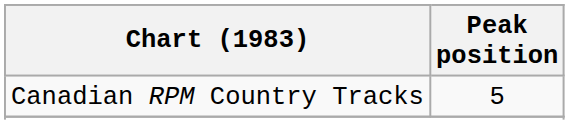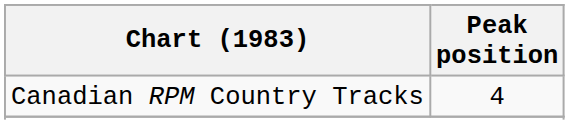(497, 97) 5 -> (497, 97) 4
